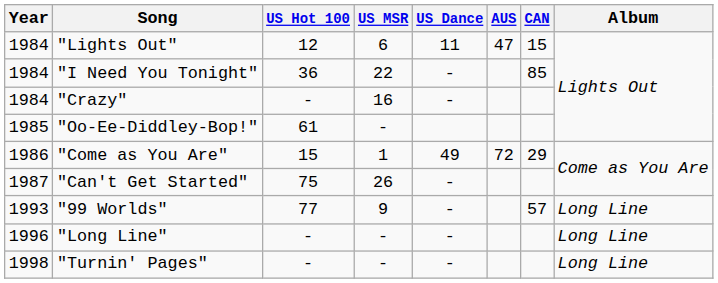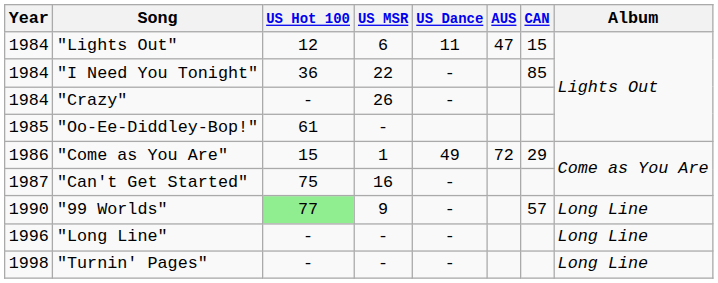(383, 100) 16 -> (383, 100) 26
(383, 182) 26 -> (383, 182) 16
(29, 210) 1993 -> (29, 210) 1990
(308, 210) no background -> (308, 210) lightgreen background
